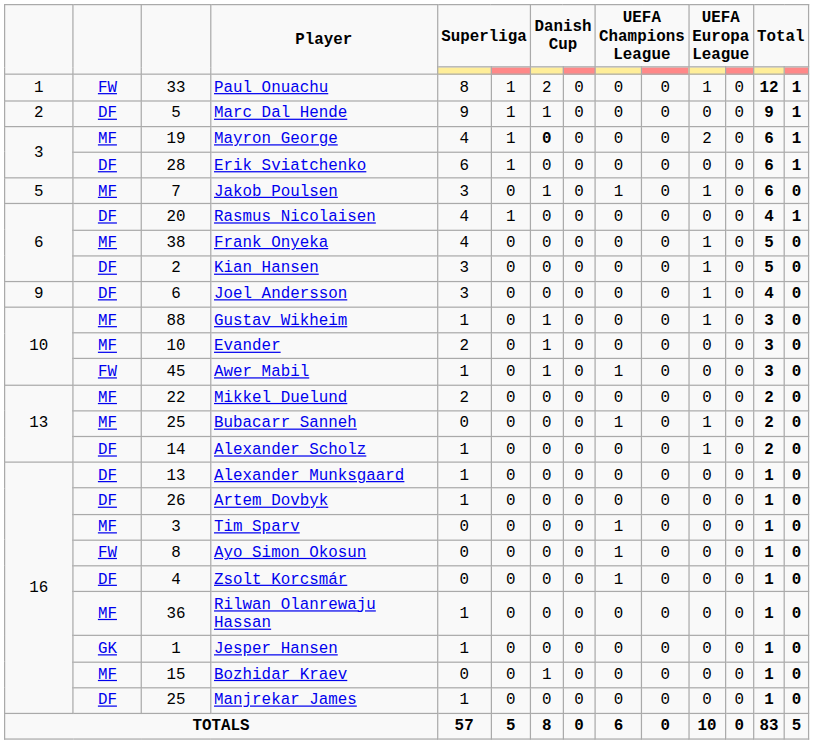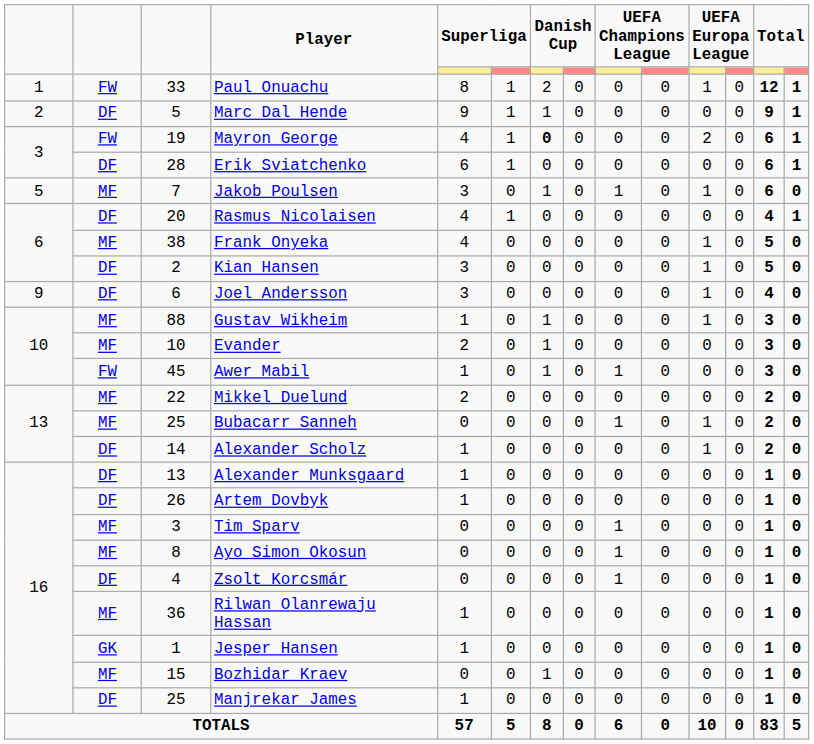(107, 139) MF -> (107, 139) FW
(107, 553) FW -> (107, 553) MF
